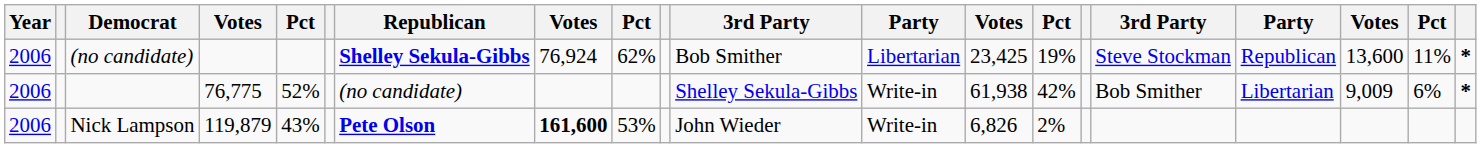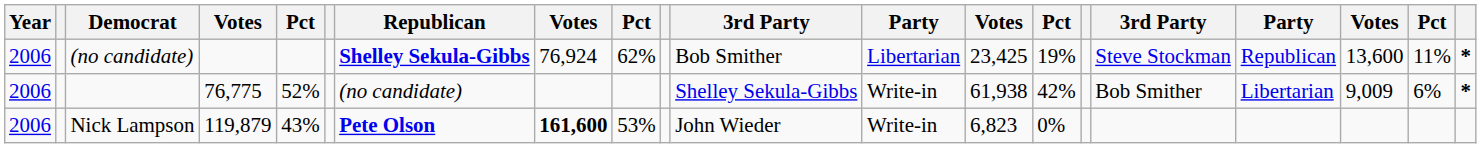(994, 125) 6,826 -> (994, 125) 6,823
(1051, 125) 2% -> (1051, 125) 0%
